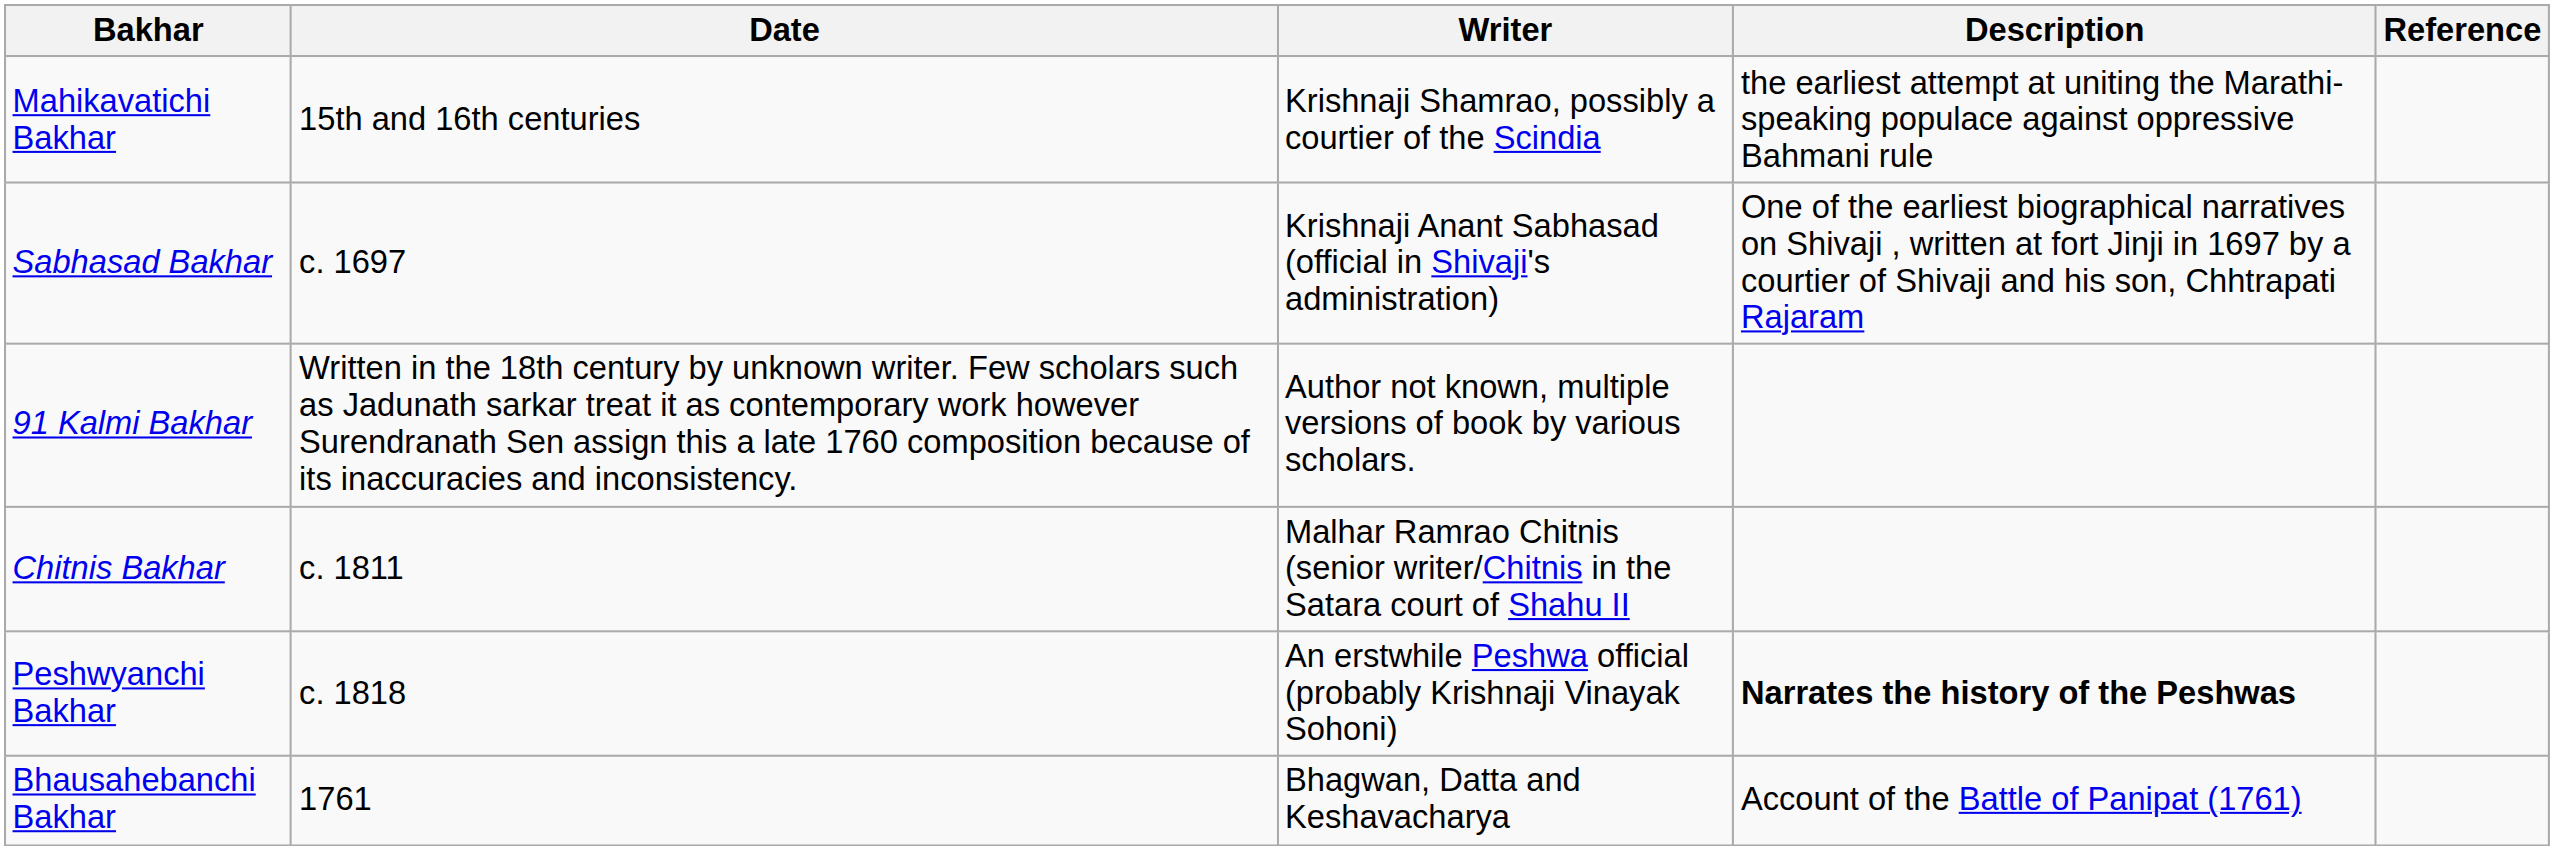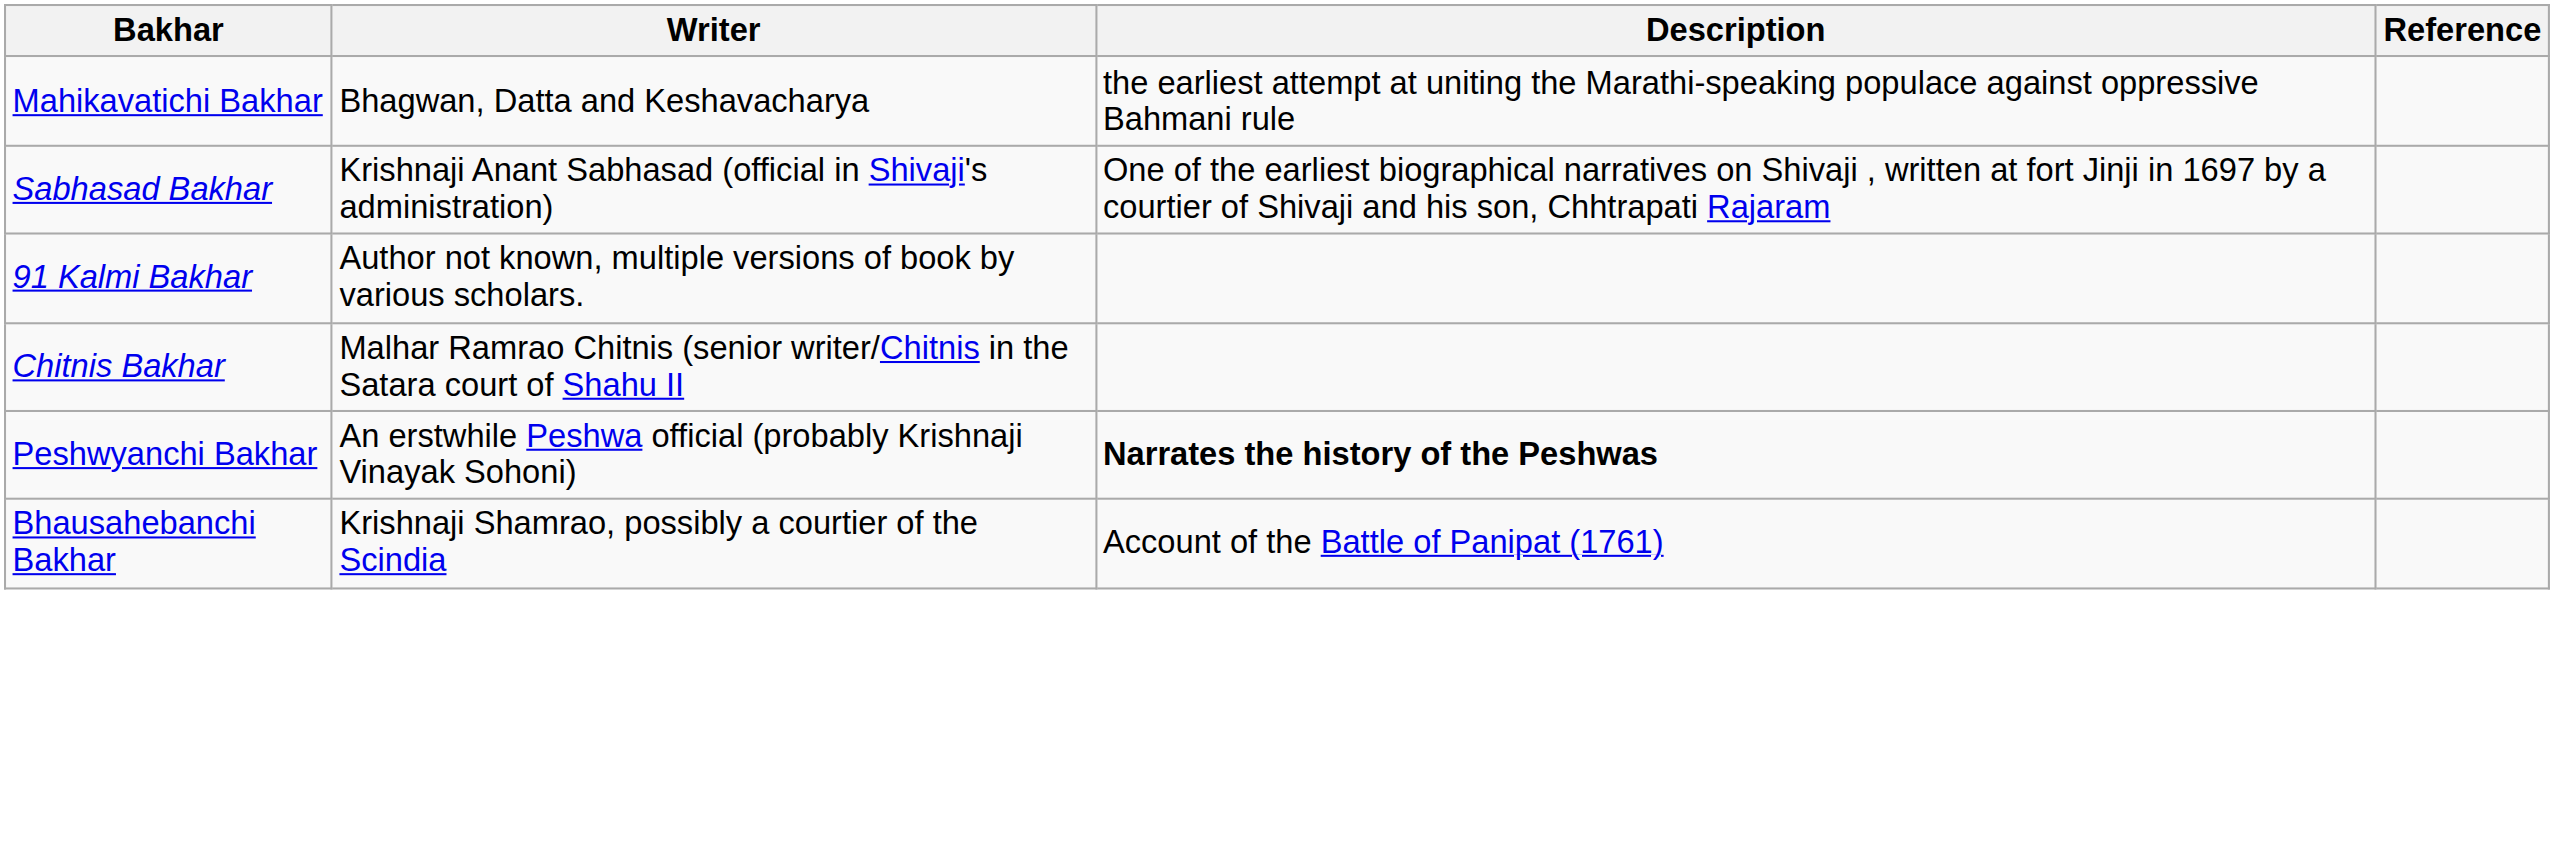- column: (785, 30)
(1500, 118) Krishnaji Shamrao, possibly a courtier of the Scindia -> (604, 100) Bhagwan, Datta and Keshavacharya
(1433, 799) Bhagwan, Datta and Keshavacharya -> (659, 542) Krishnaji Shamrao, possibly a courtier of the Scindia
